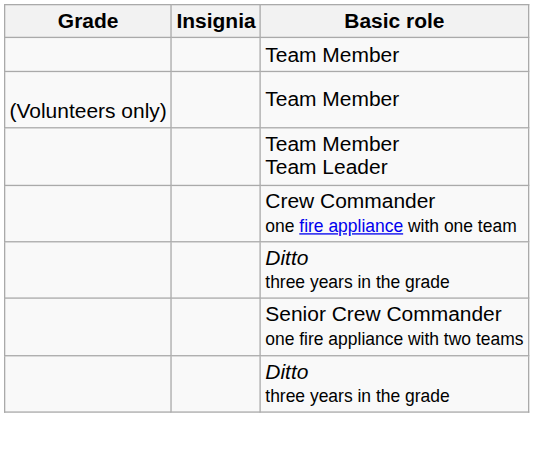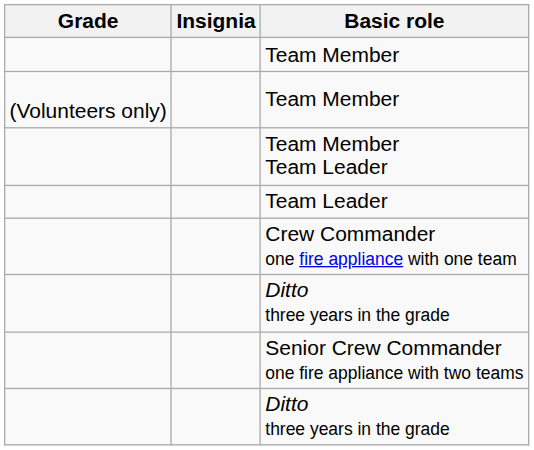+ row: (88, 201)
